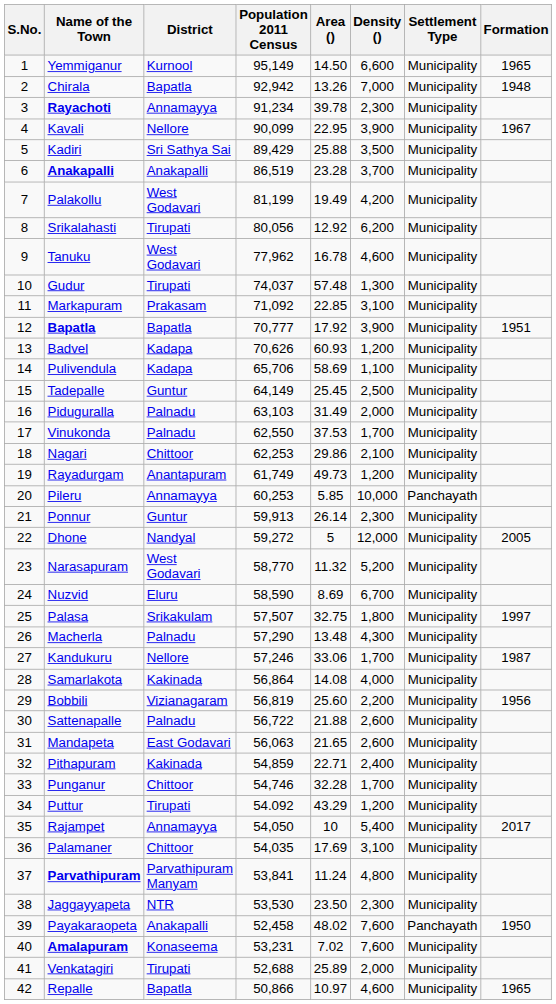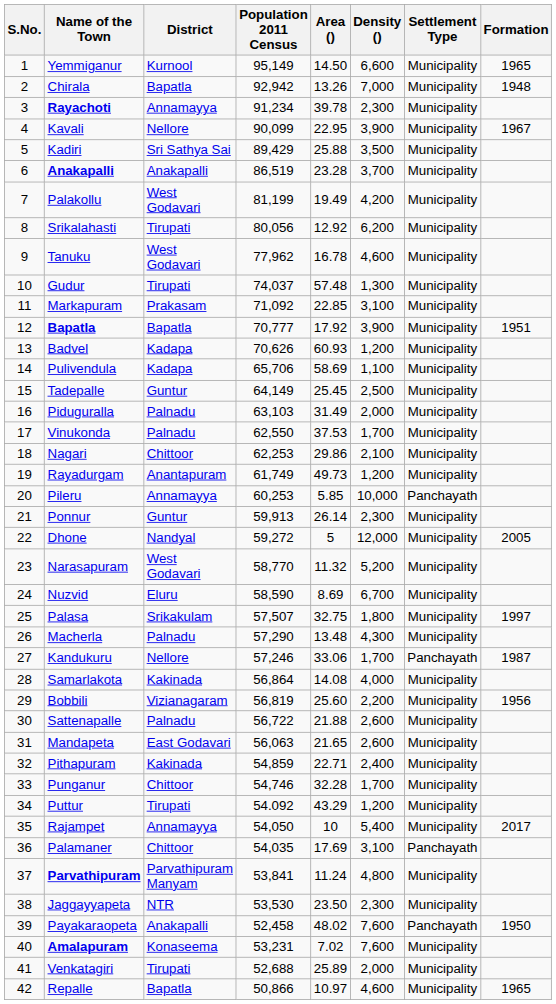(442, 658) Municipality -> (442, 658) Panchayath
(442, 847) Municipality -> (442, 847) Panchayath
